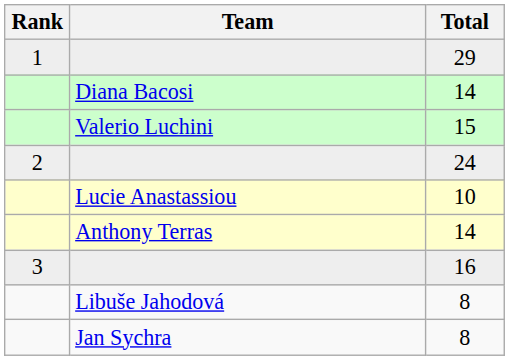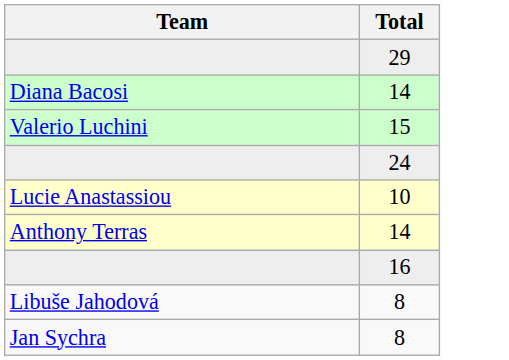- column: (37, 22)
